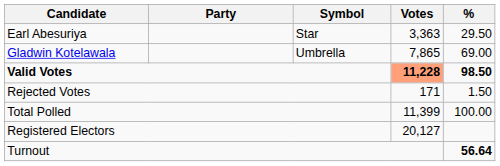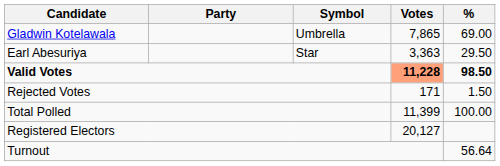rows swapped: (61, 53) <-> (47, 33)
(477, 151) bold -> (477, 151) normal
